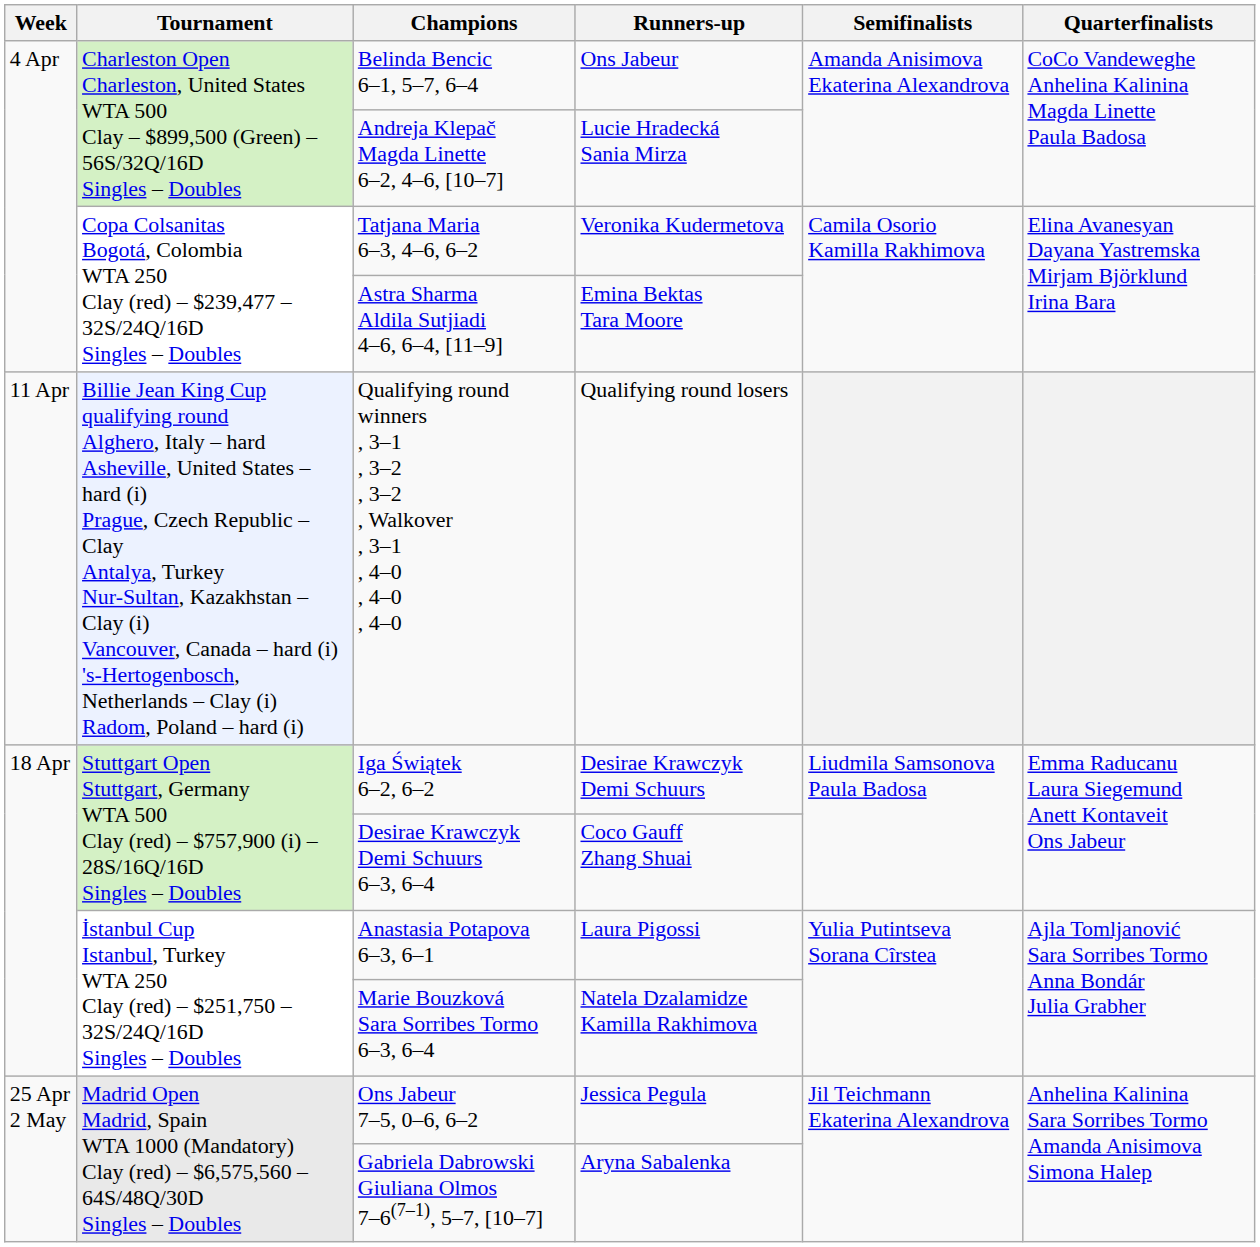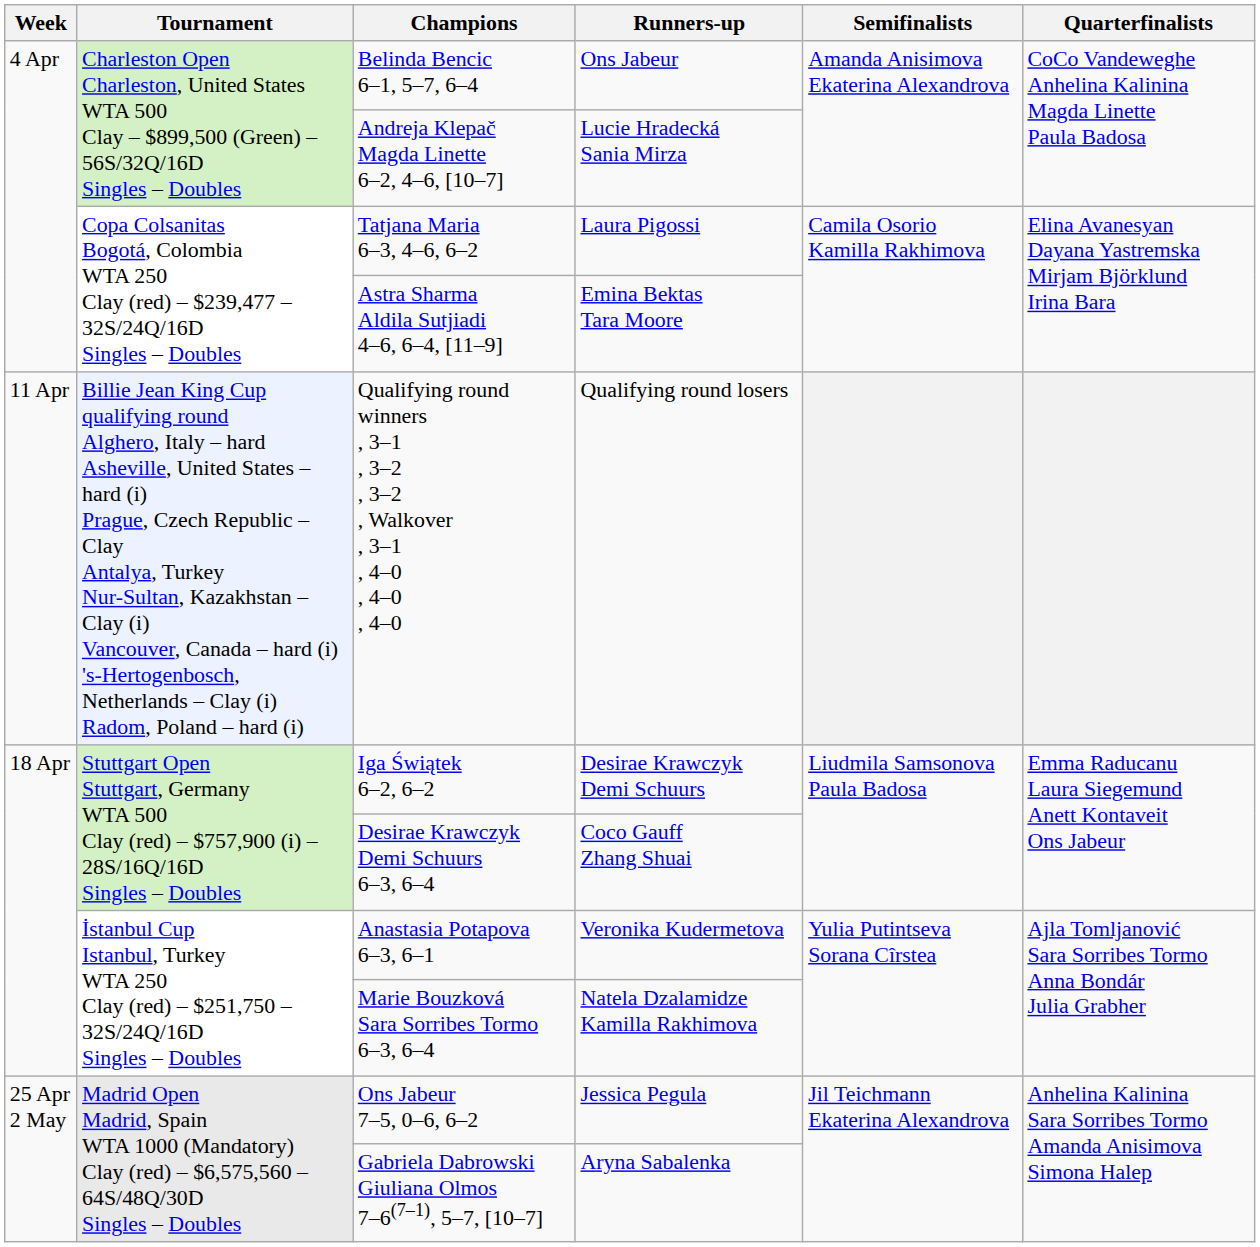(682, 224) Veronika Kudermetova -> (640, 224) Laura Pigossi
(640, 928) Laura Pigossi -> (682, 928) Veronika Kudermetova
